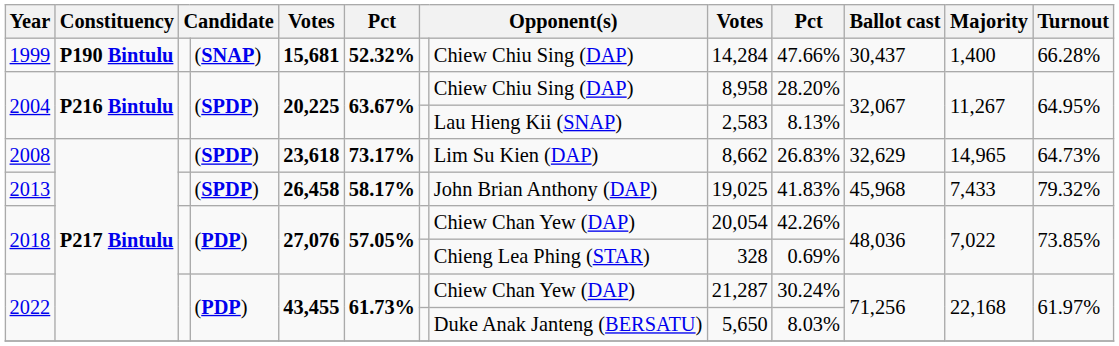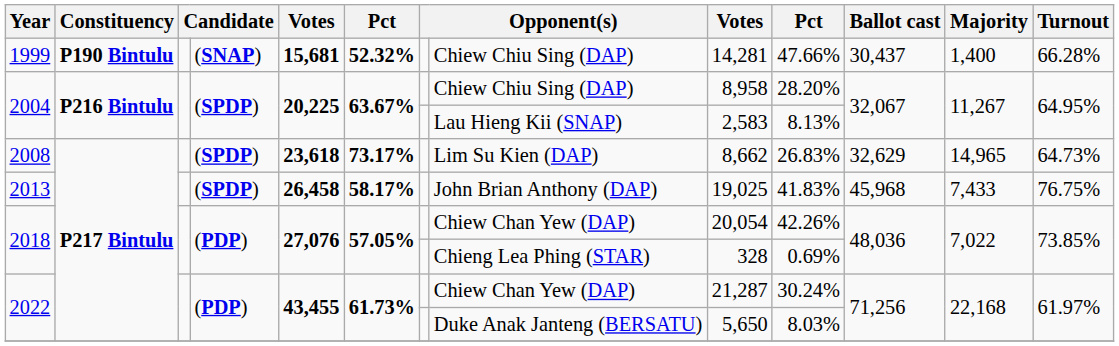(740, 54) 14,284 -> (740, 54) 14,281
(1069, 189) 79.32% -> (1069, 189) 76.75%
